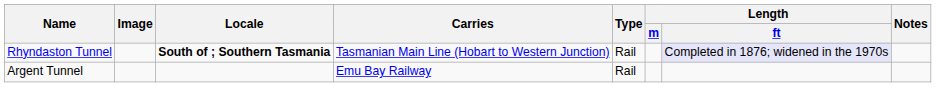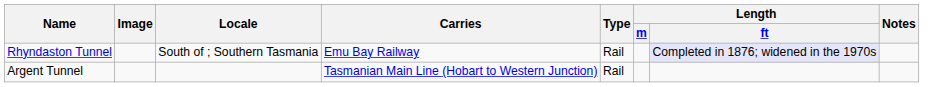(244, 52) bold -> (238, 52) normal
(473, 52) Tasmanian Main Line (Hobart to Western Junction) -> (372, 52) Emu Bay Railway
(384, 71) Emu Bay Railway -> (461, 71) Tasmanian Main Line (Hobart to Western Junction)
